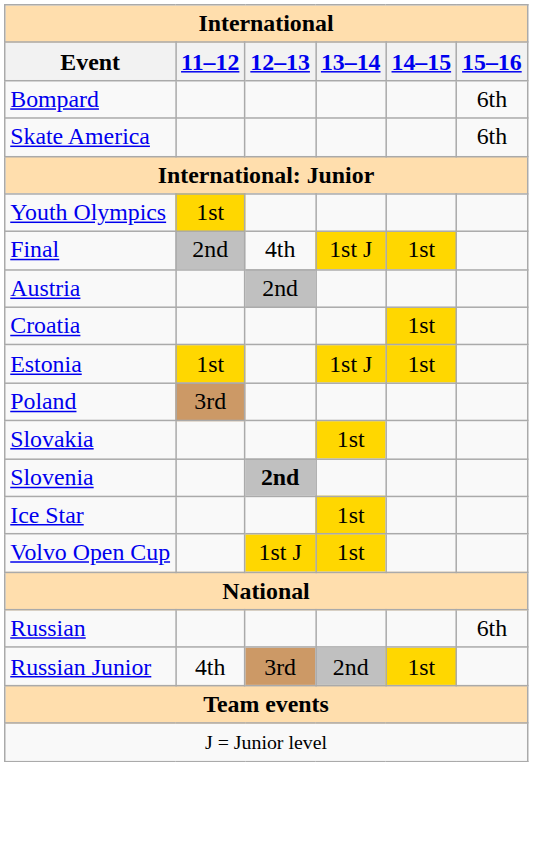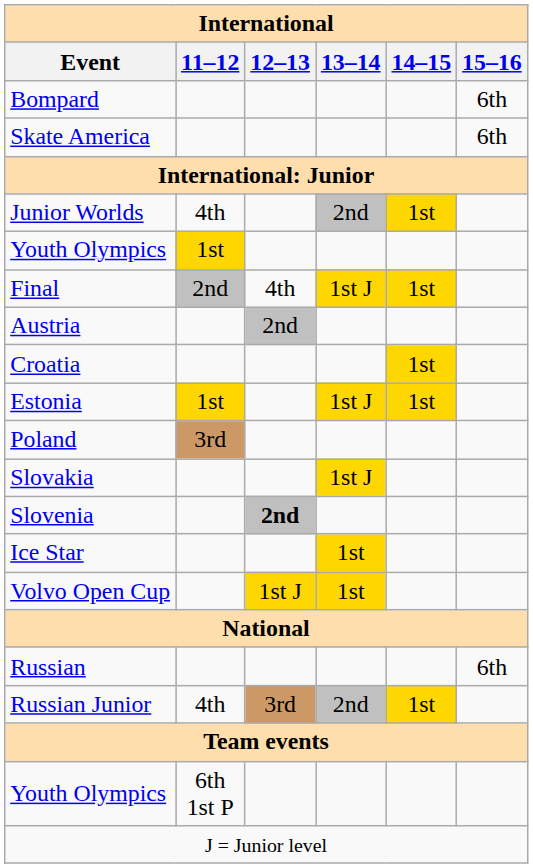+ row: (77, 212)
(351, 439) 1st -> (351, 477) 1st J
+ row: (88, 792)
